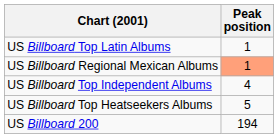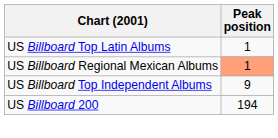(247, 85) 4 -> (247, 85) 9
- row: (110, 104)
